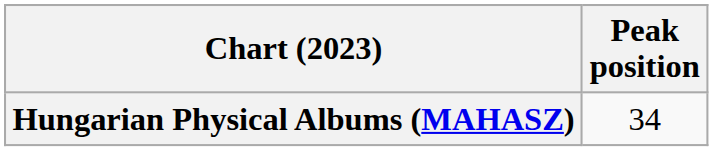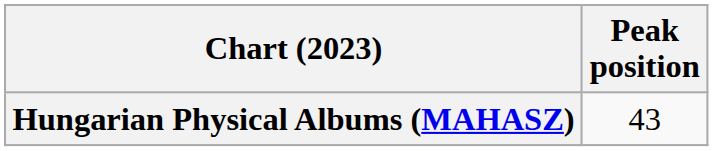(645, 118) 34 -> (645, 118) 43
